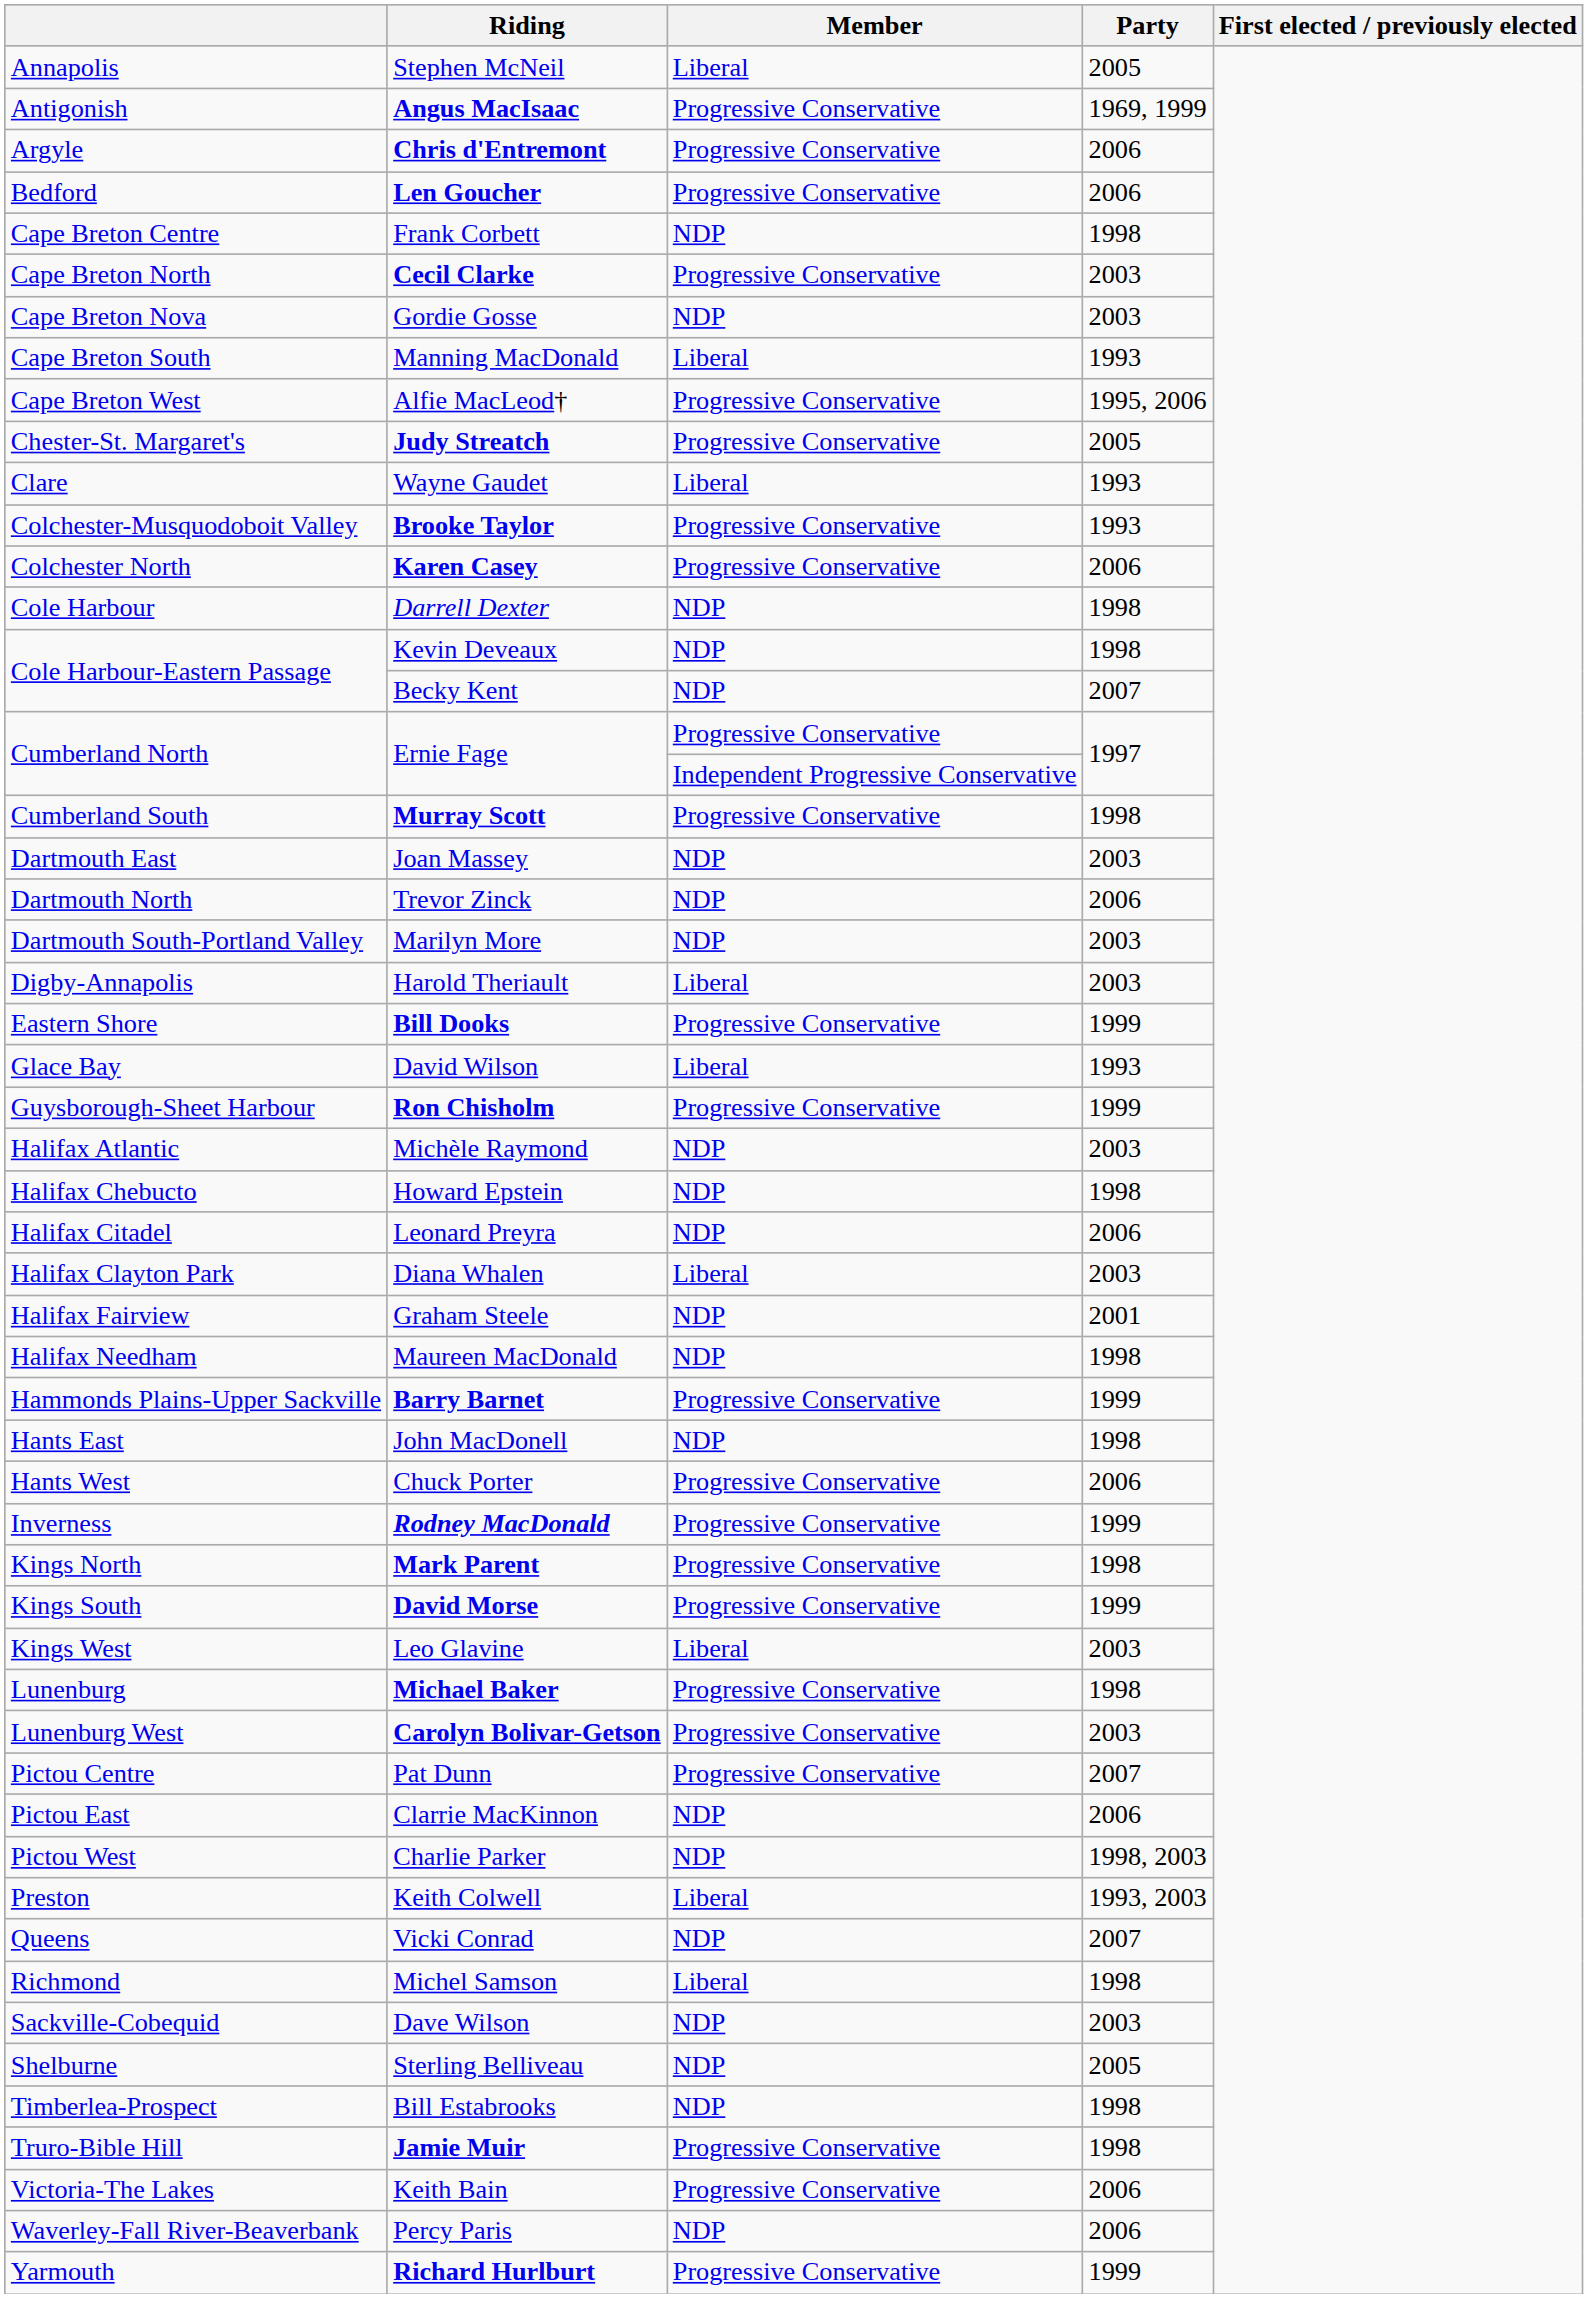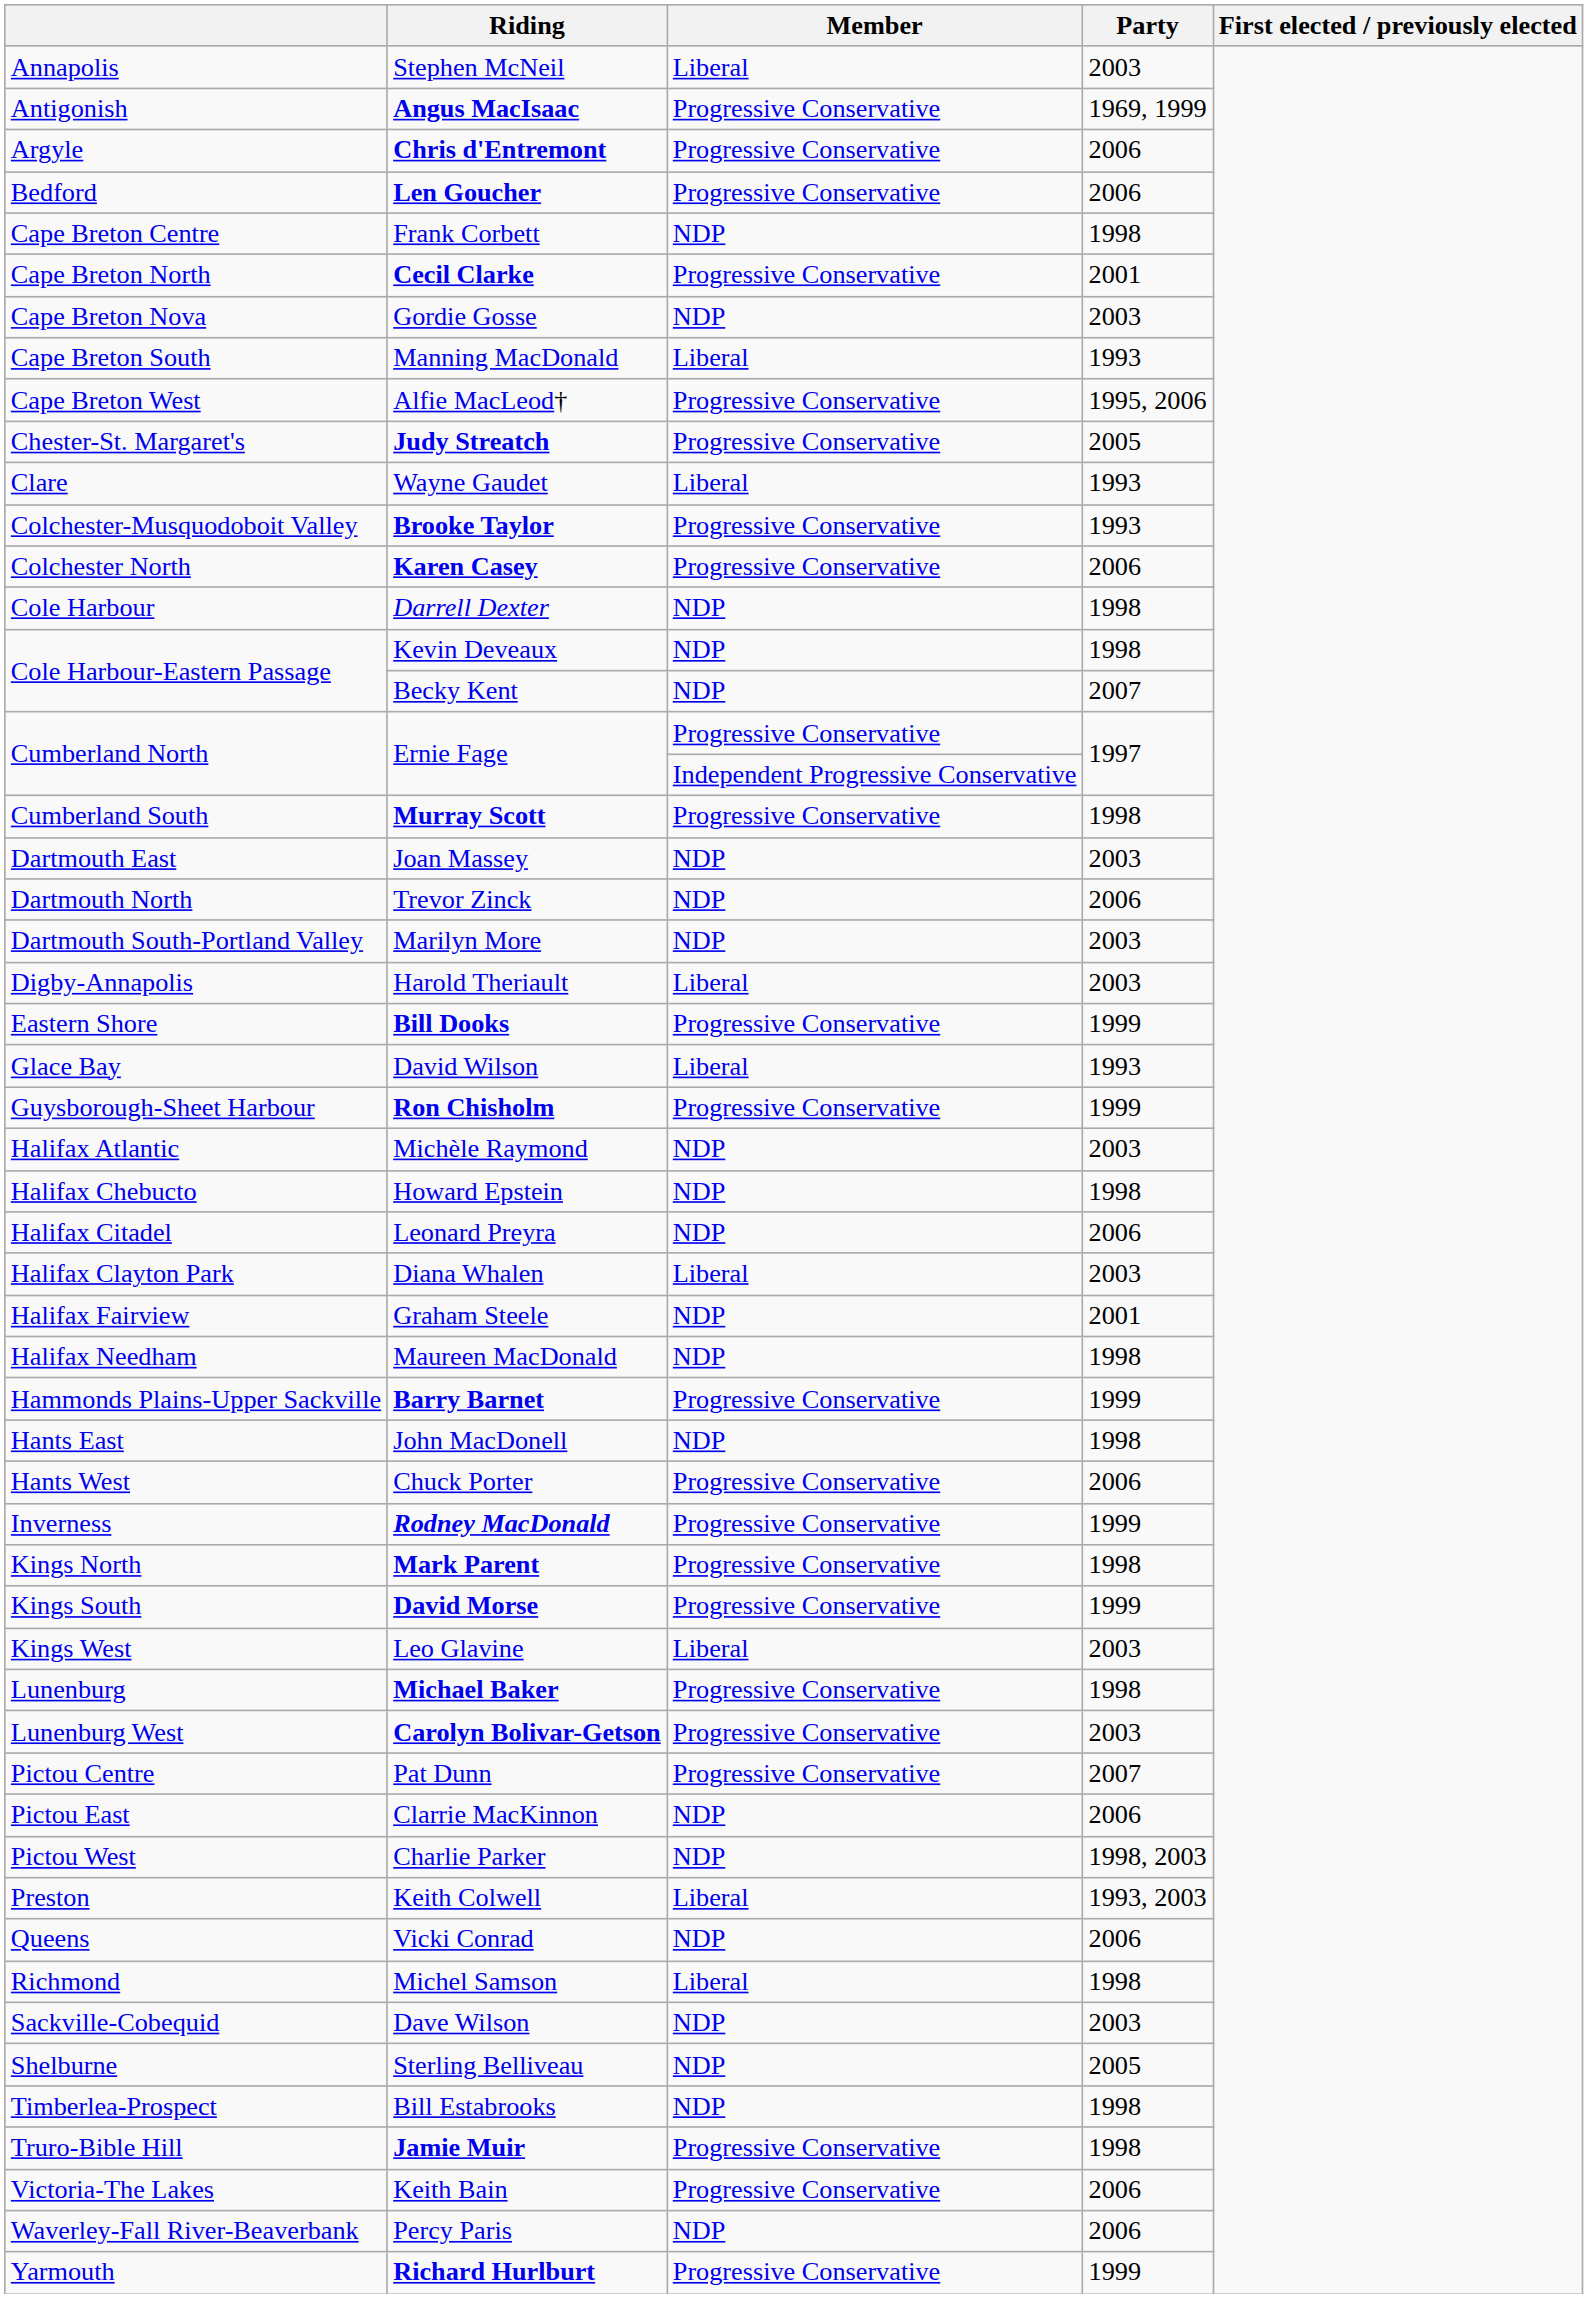(1115, 66) 2005 -> (1115, 66) 2003
(1115, 274) 2003 -> (1115, 274) 2001
(1115, 1939) 2007 -> (1115, 1939) 2006
